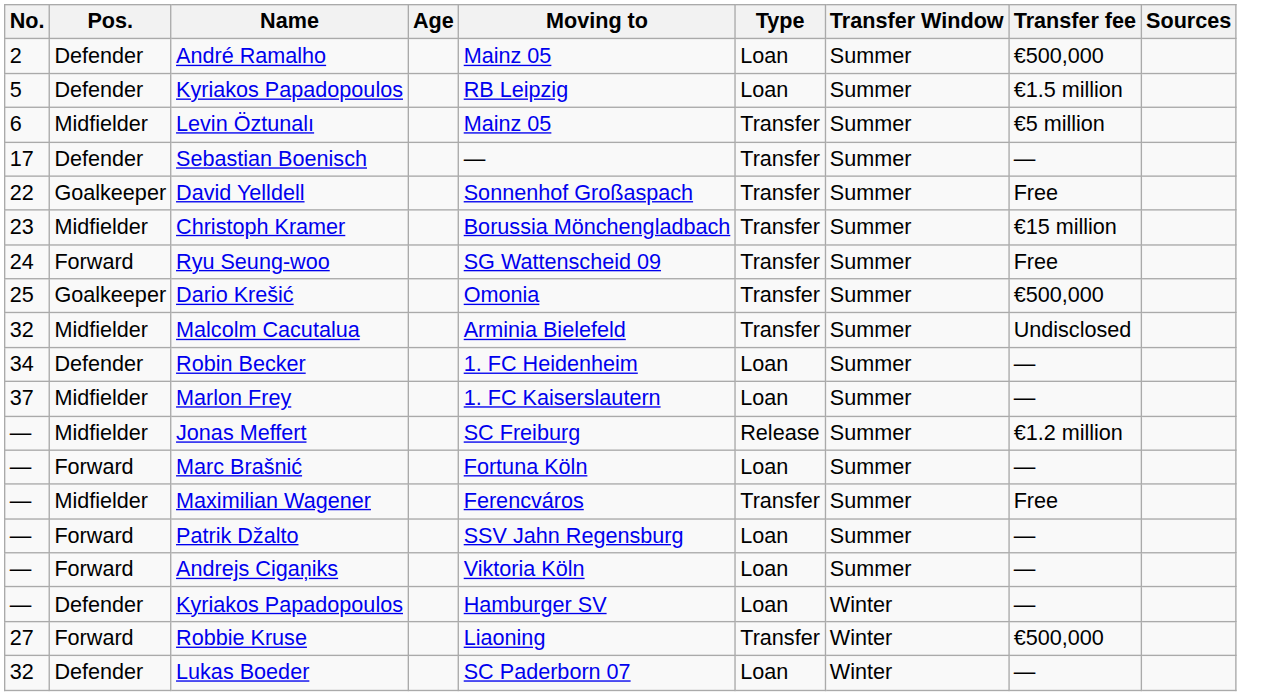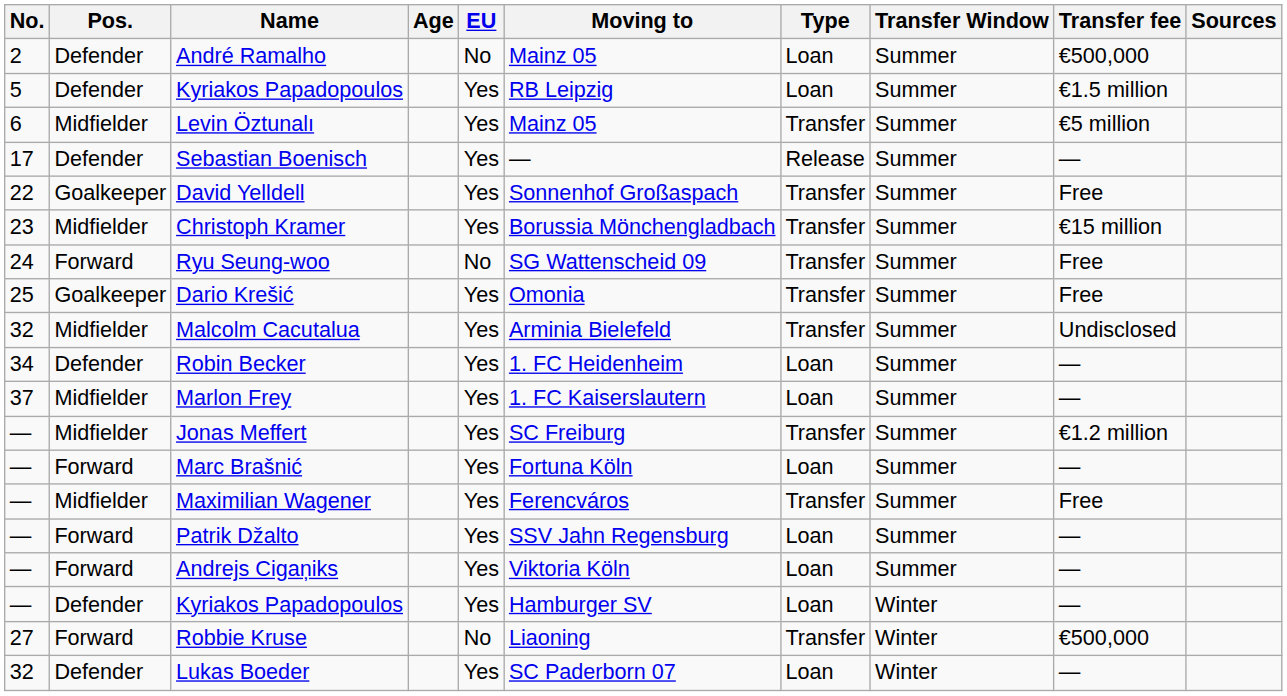+ column: (481, 21)
(780, 158) Transfer -> (825, 158) Release
(1059, 295) €500,000 -> (1081, 295) Free
(780, 432) Release -> (825, 432) Transfer
